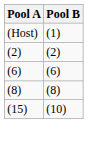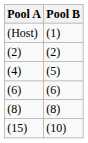+ row: (14, 71)
